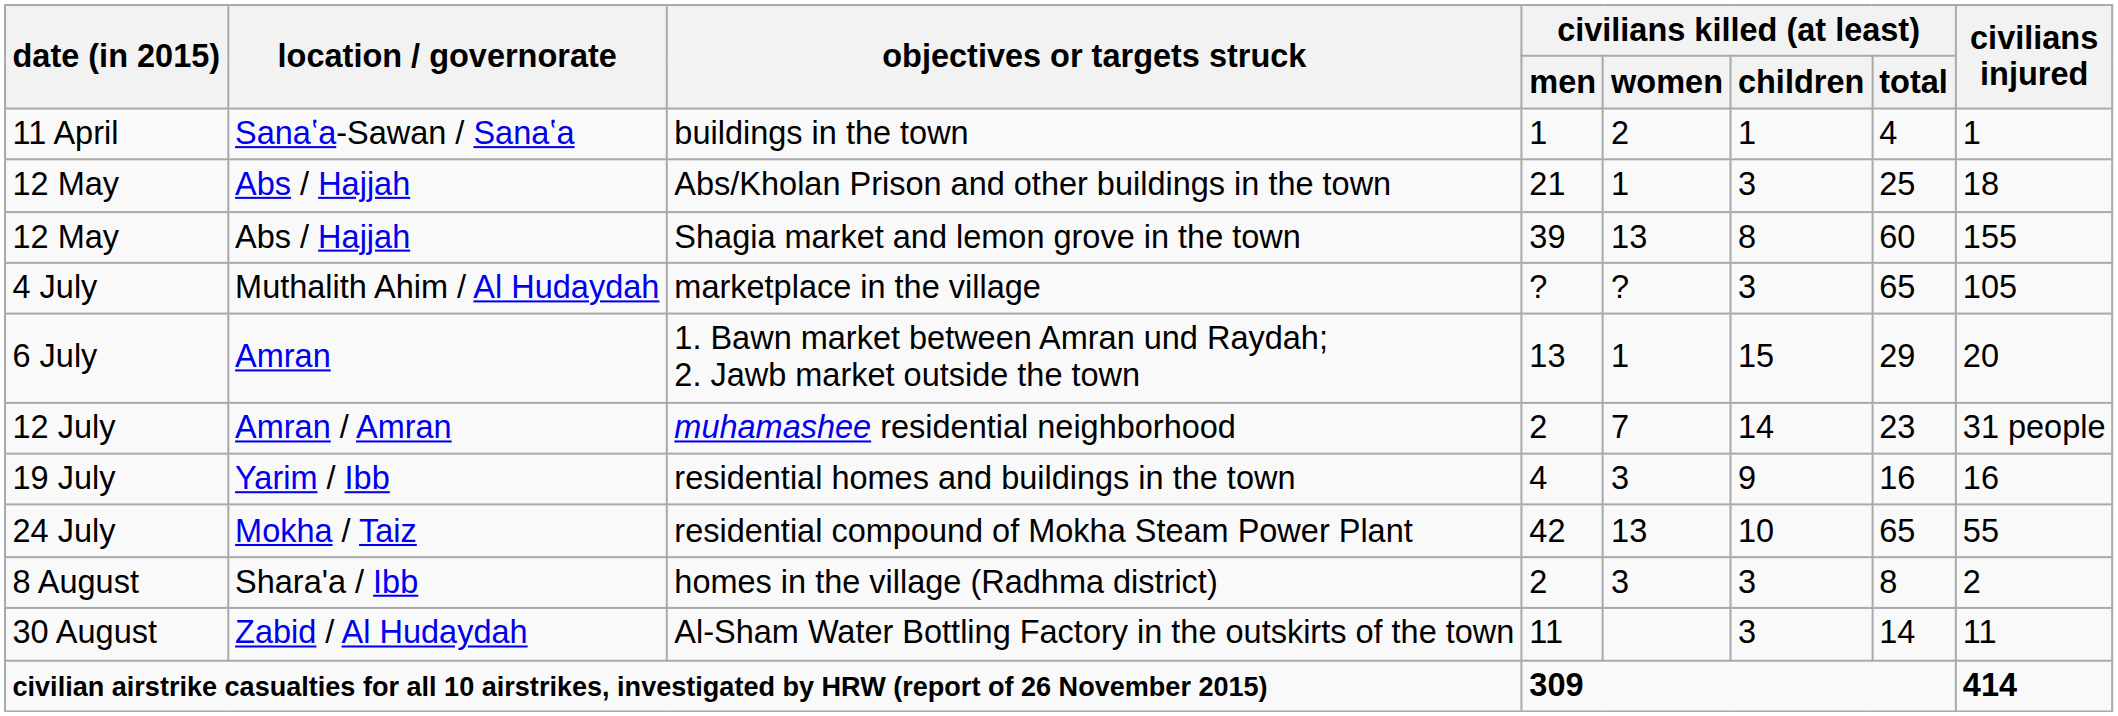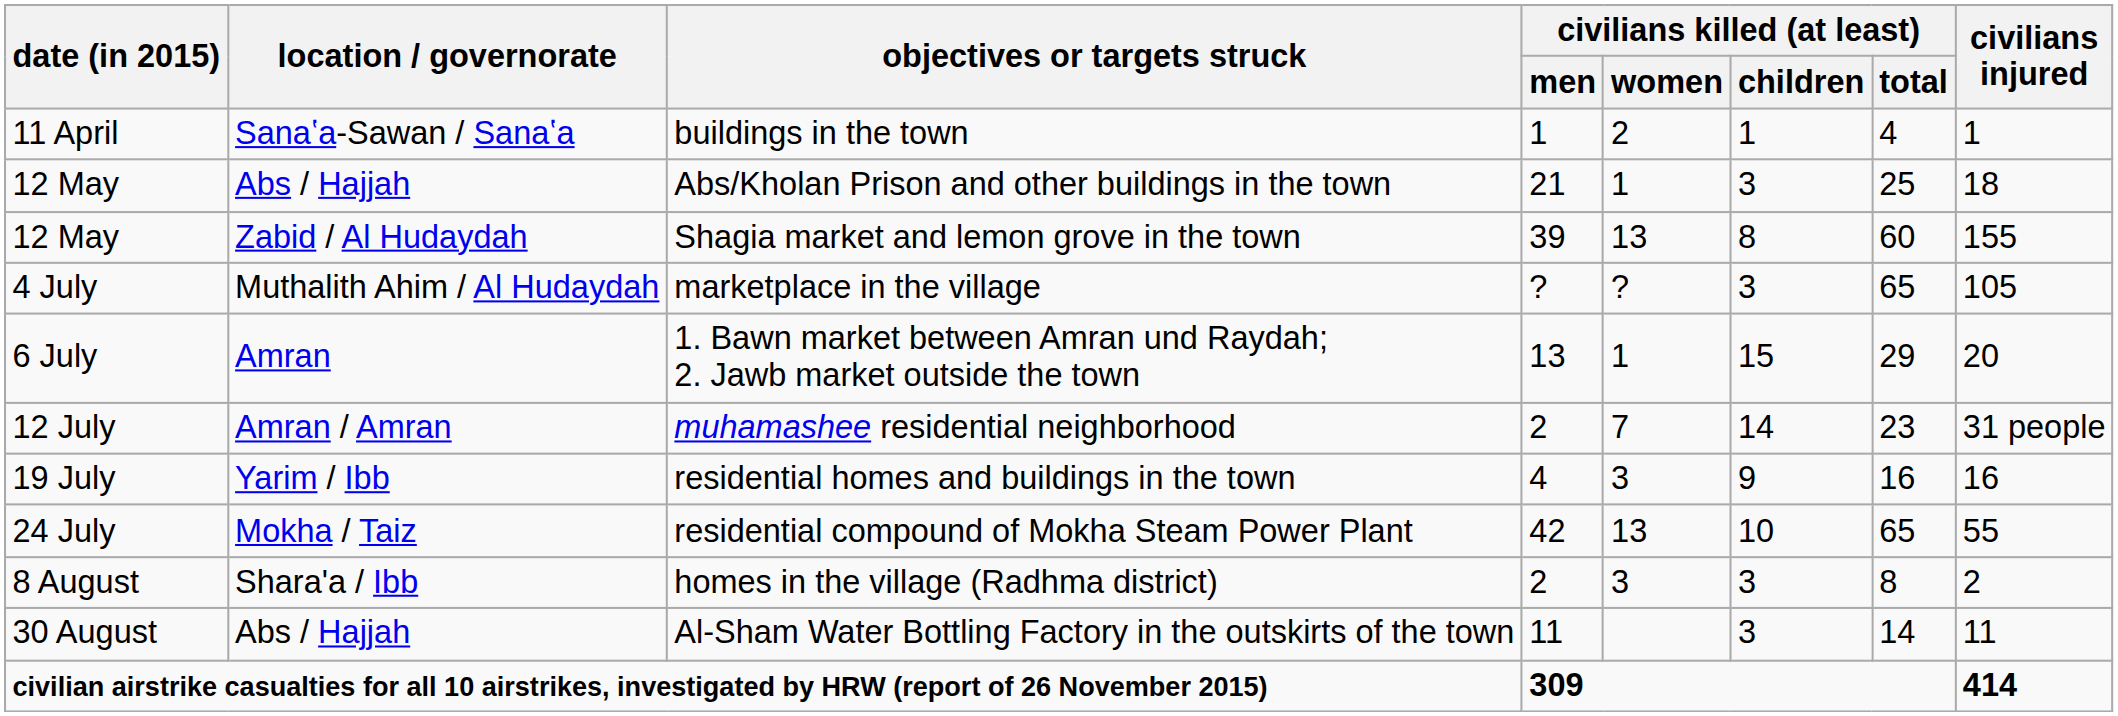(323, 236) Abs / Hajjah -> (381, 236) Zabid / Al Hudaydah
(381, 633) Zabid / Al Hudaydah -> (323, 633) Abs / Hajjah
